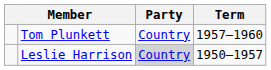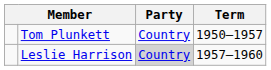(230, 35) 1957–1960 -> (230, 35) 1950–1957
(230, 55) 1950–1957 -> (230, 55) 1957–1960
